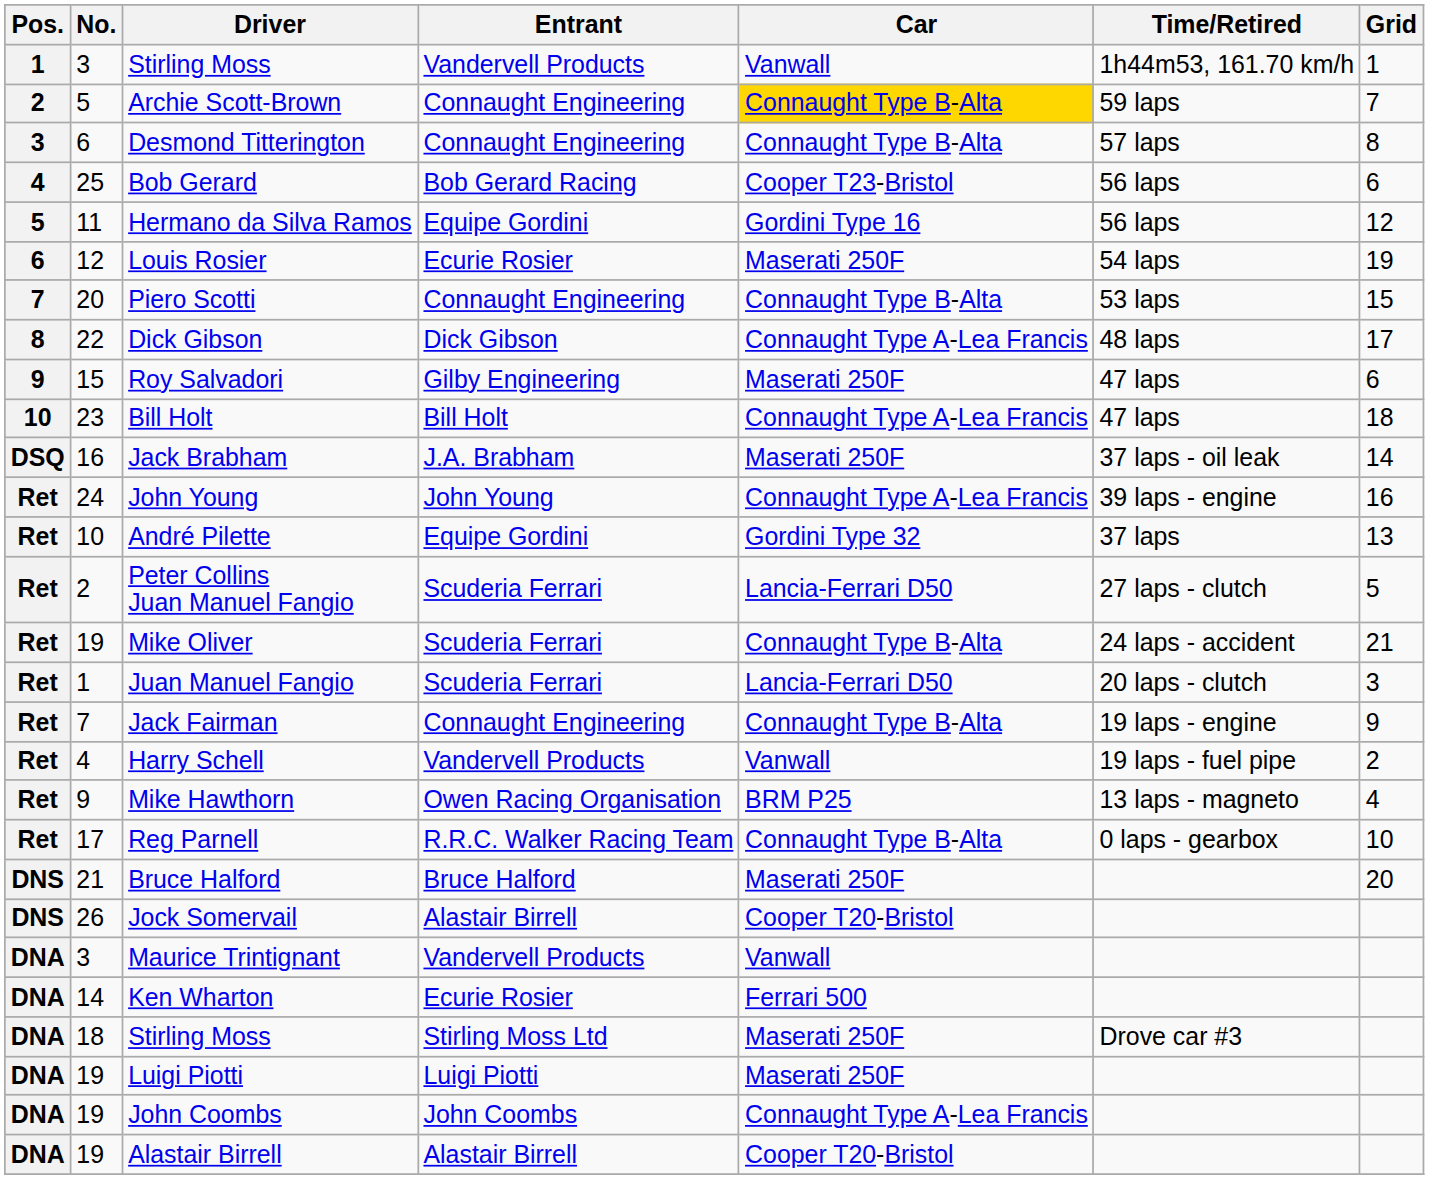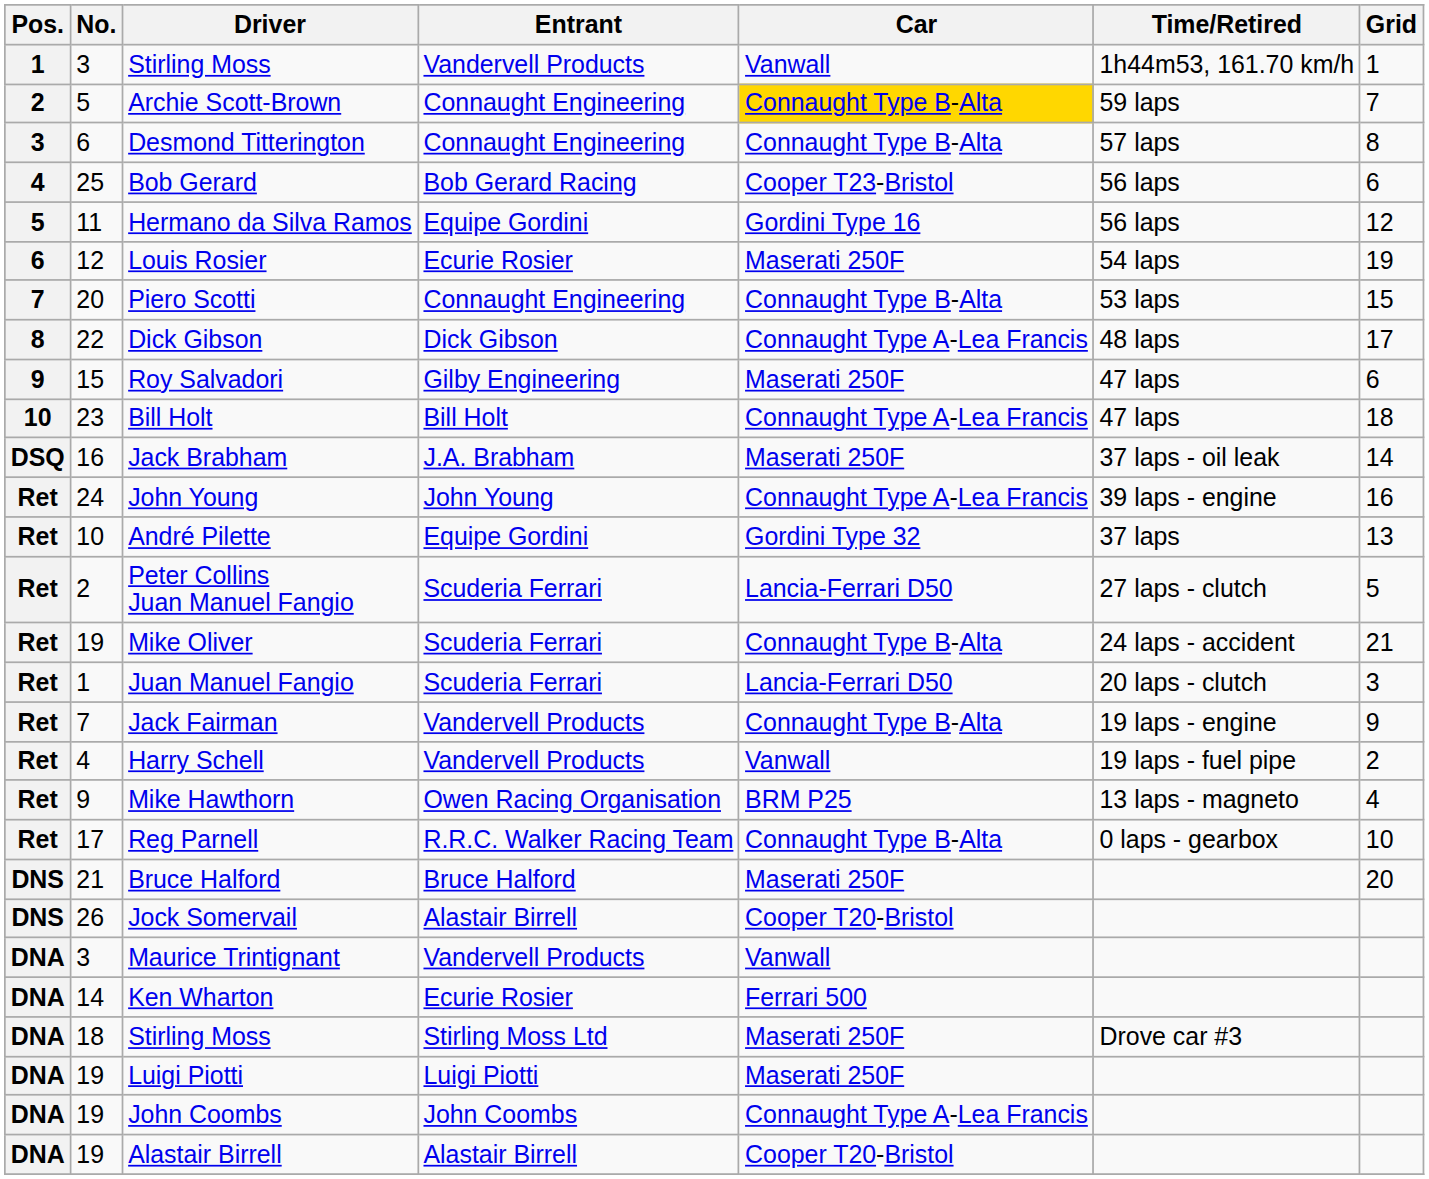(554, 722) Connaught Engineering -> (534, 722) Vandervell Products
